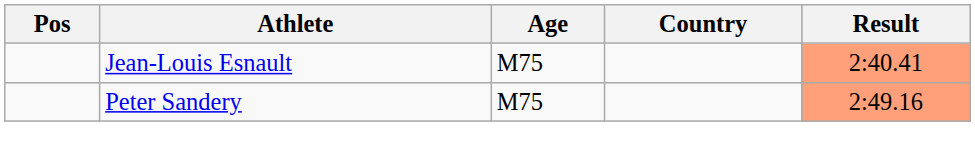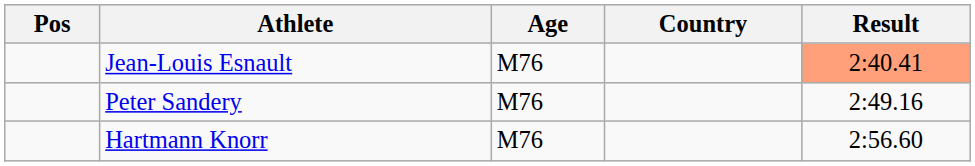(520, 62) M75 -> (520, 62) M76
(520, 101) M75 -> (520, 101) M76
(886, 101) lightsalmon background -> (886, 101) no background
+ row: (186, 140)
